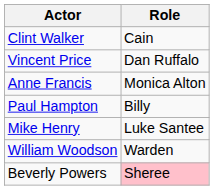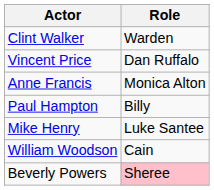(139, 38) Cain -> (149, 38) Warden
(149, 151) Warden -> (139, 151) Cain
